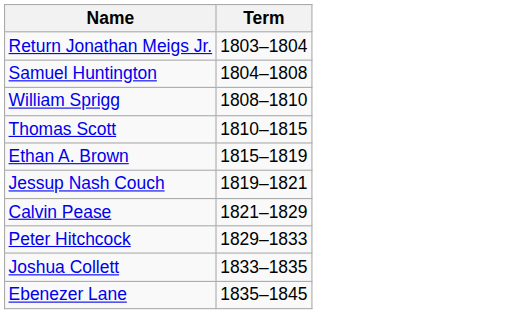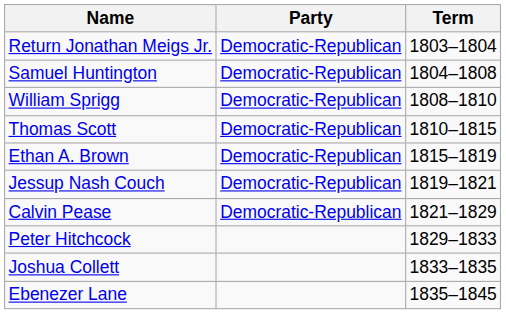+ column: (311, 18)
